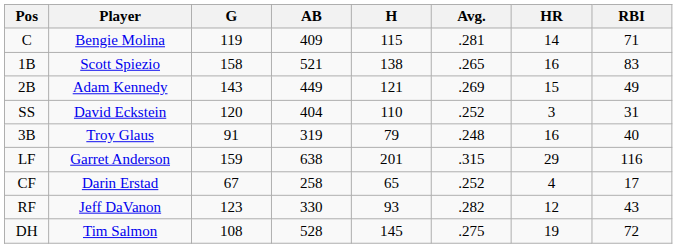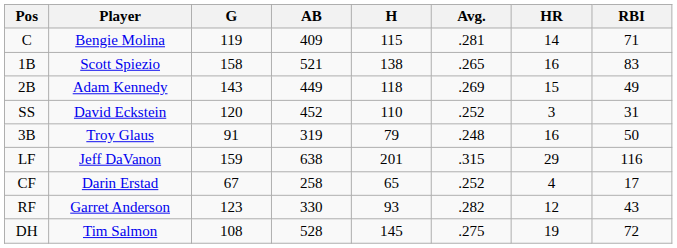(391, 87) 121 -> (391, 87) 118
(311, 111) 404 -> (311, 111) 452
(632, 135) 40 -> (632, 135) 50
(120, 159) Garret Anderson -> (120, 159) Jeff DaVanon
(120, 207) Jeff DaVanon -> (120, 207) Garret Anderson
